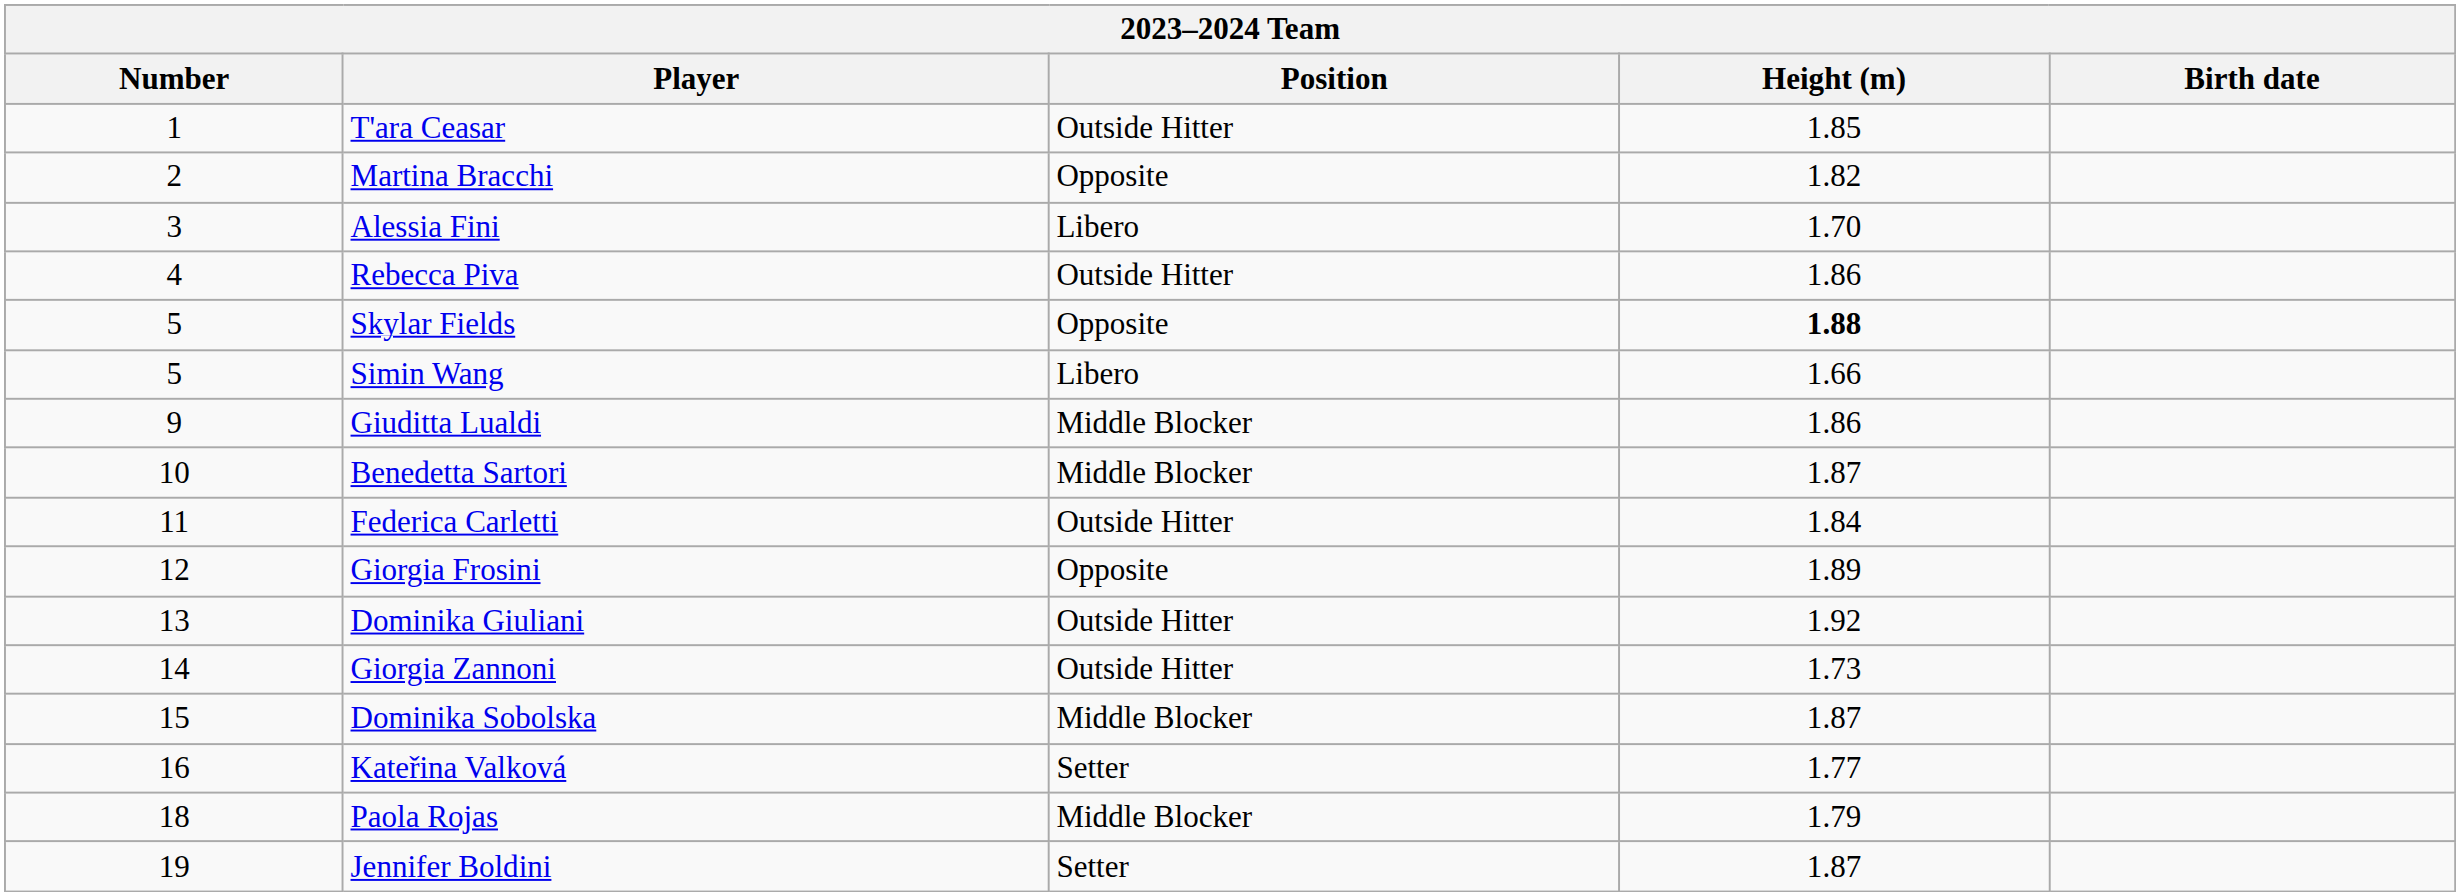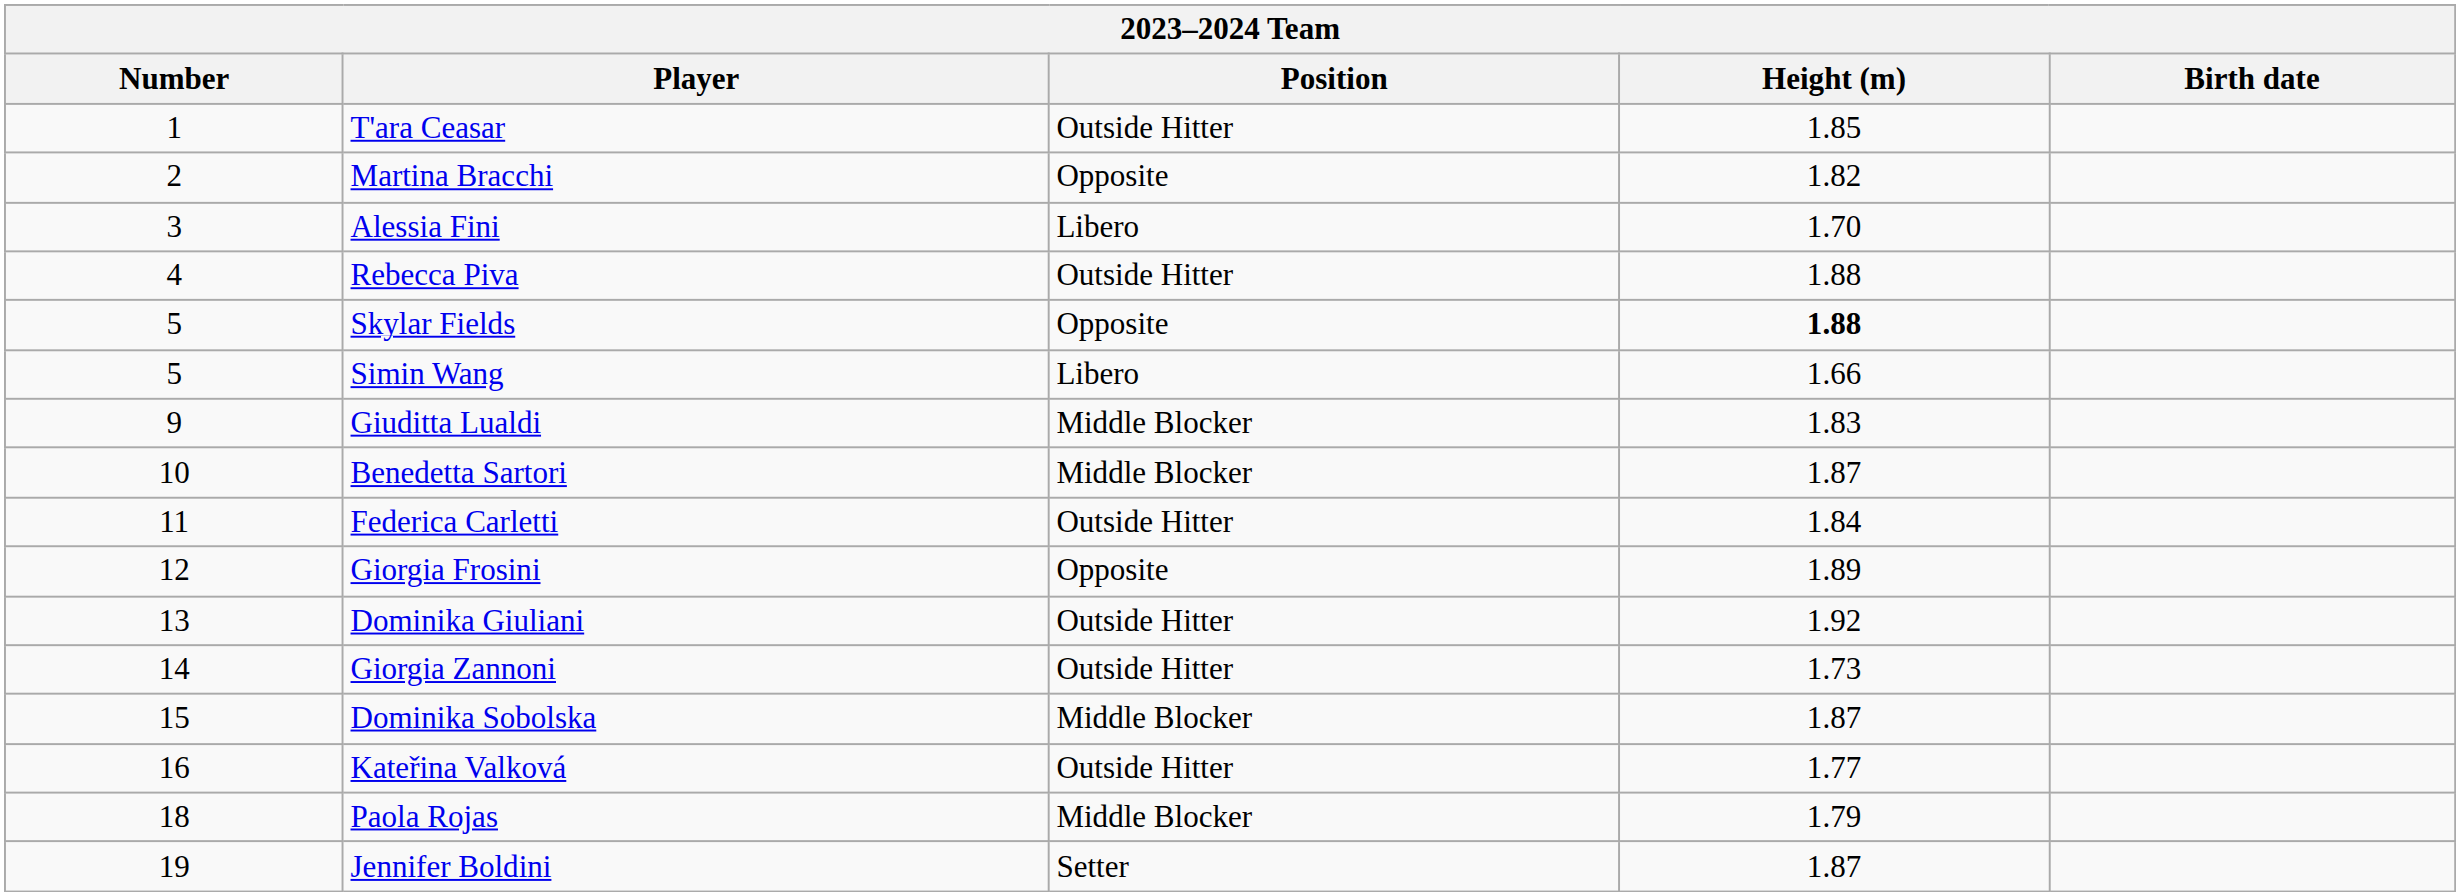(1834, 275) 1.86 -> (1834, 275) 1.88
(1834, 422) 1.86 -> (1834, 422) 1.83
(1093, 767) Setter -> (1145, 767) Outside Hitter
